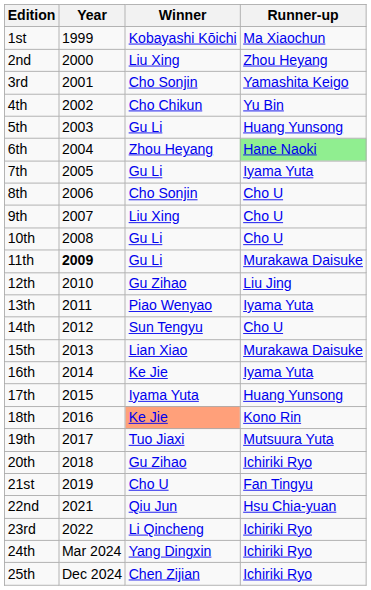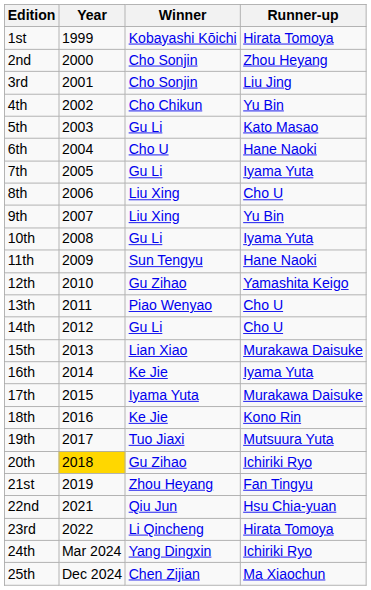(284, 37) Ma Xiaochun -> (288, 37) Hirata Tomoya
(154, 60) Liu Xing -> (163, 60) Cho Sonjin
(296, 82) Yamashita Keigo -> (267, 82) Liu Jing
(293, 127) Huang Yunsong -> (281, 127) Kato Masao
(171, 149) Zhou Heyang -> (149, 149) Cho U
(280, 149) lightgreen background -> (280, 149) no background
(163, 194) Cho Sonjin -> (154, 194) Liu Xing
(263, 216) Cho U -> (264, 216) Yu Bin
(263, 238) Cho U -> (278, 238) Iyama Yuta
(78, 261) bold -> (78, 261) normal
(145, 261) Gu Li -> (166, 261) Sun Tengyu
(303, 261) Murakawa Daisuke -> (280, 261) Hane Naoki
(267, 283) Liu Jing -> (296, 283) Yamashita Keigo
(278, 305) Iyama Yuta -> (263, 305) Cho U
(166, 328) Sun Tengyu -> (145, 328) Gu Li
(293, 395) Huang Yunsong -> (303, 395) Murakawa Daisuke
(148, 417) lightsalmon background -> (148, 417) no background
(78, 462) no background -> (78, 462) gold background
(149, 484) Cho U -> (171, 484) Zhou Heyang
(278, 529) Ichiriki Ryo -> (288, 529) Hirata Tomoya
(278, 573) Ichiriki Ryo -> (284, 573) Ma Xiaochun
